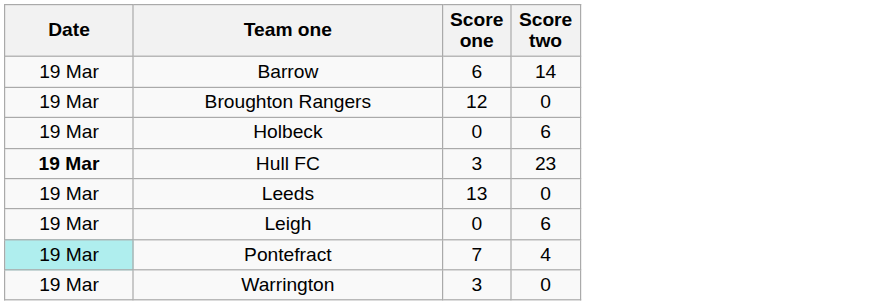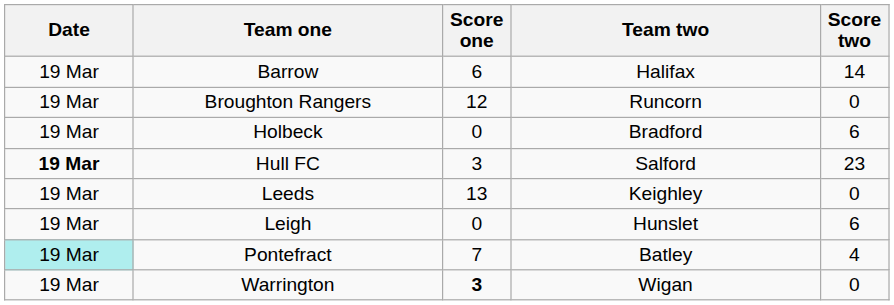+ column: (666, 30)
(477, 284) normal -> (477, 284) bold
